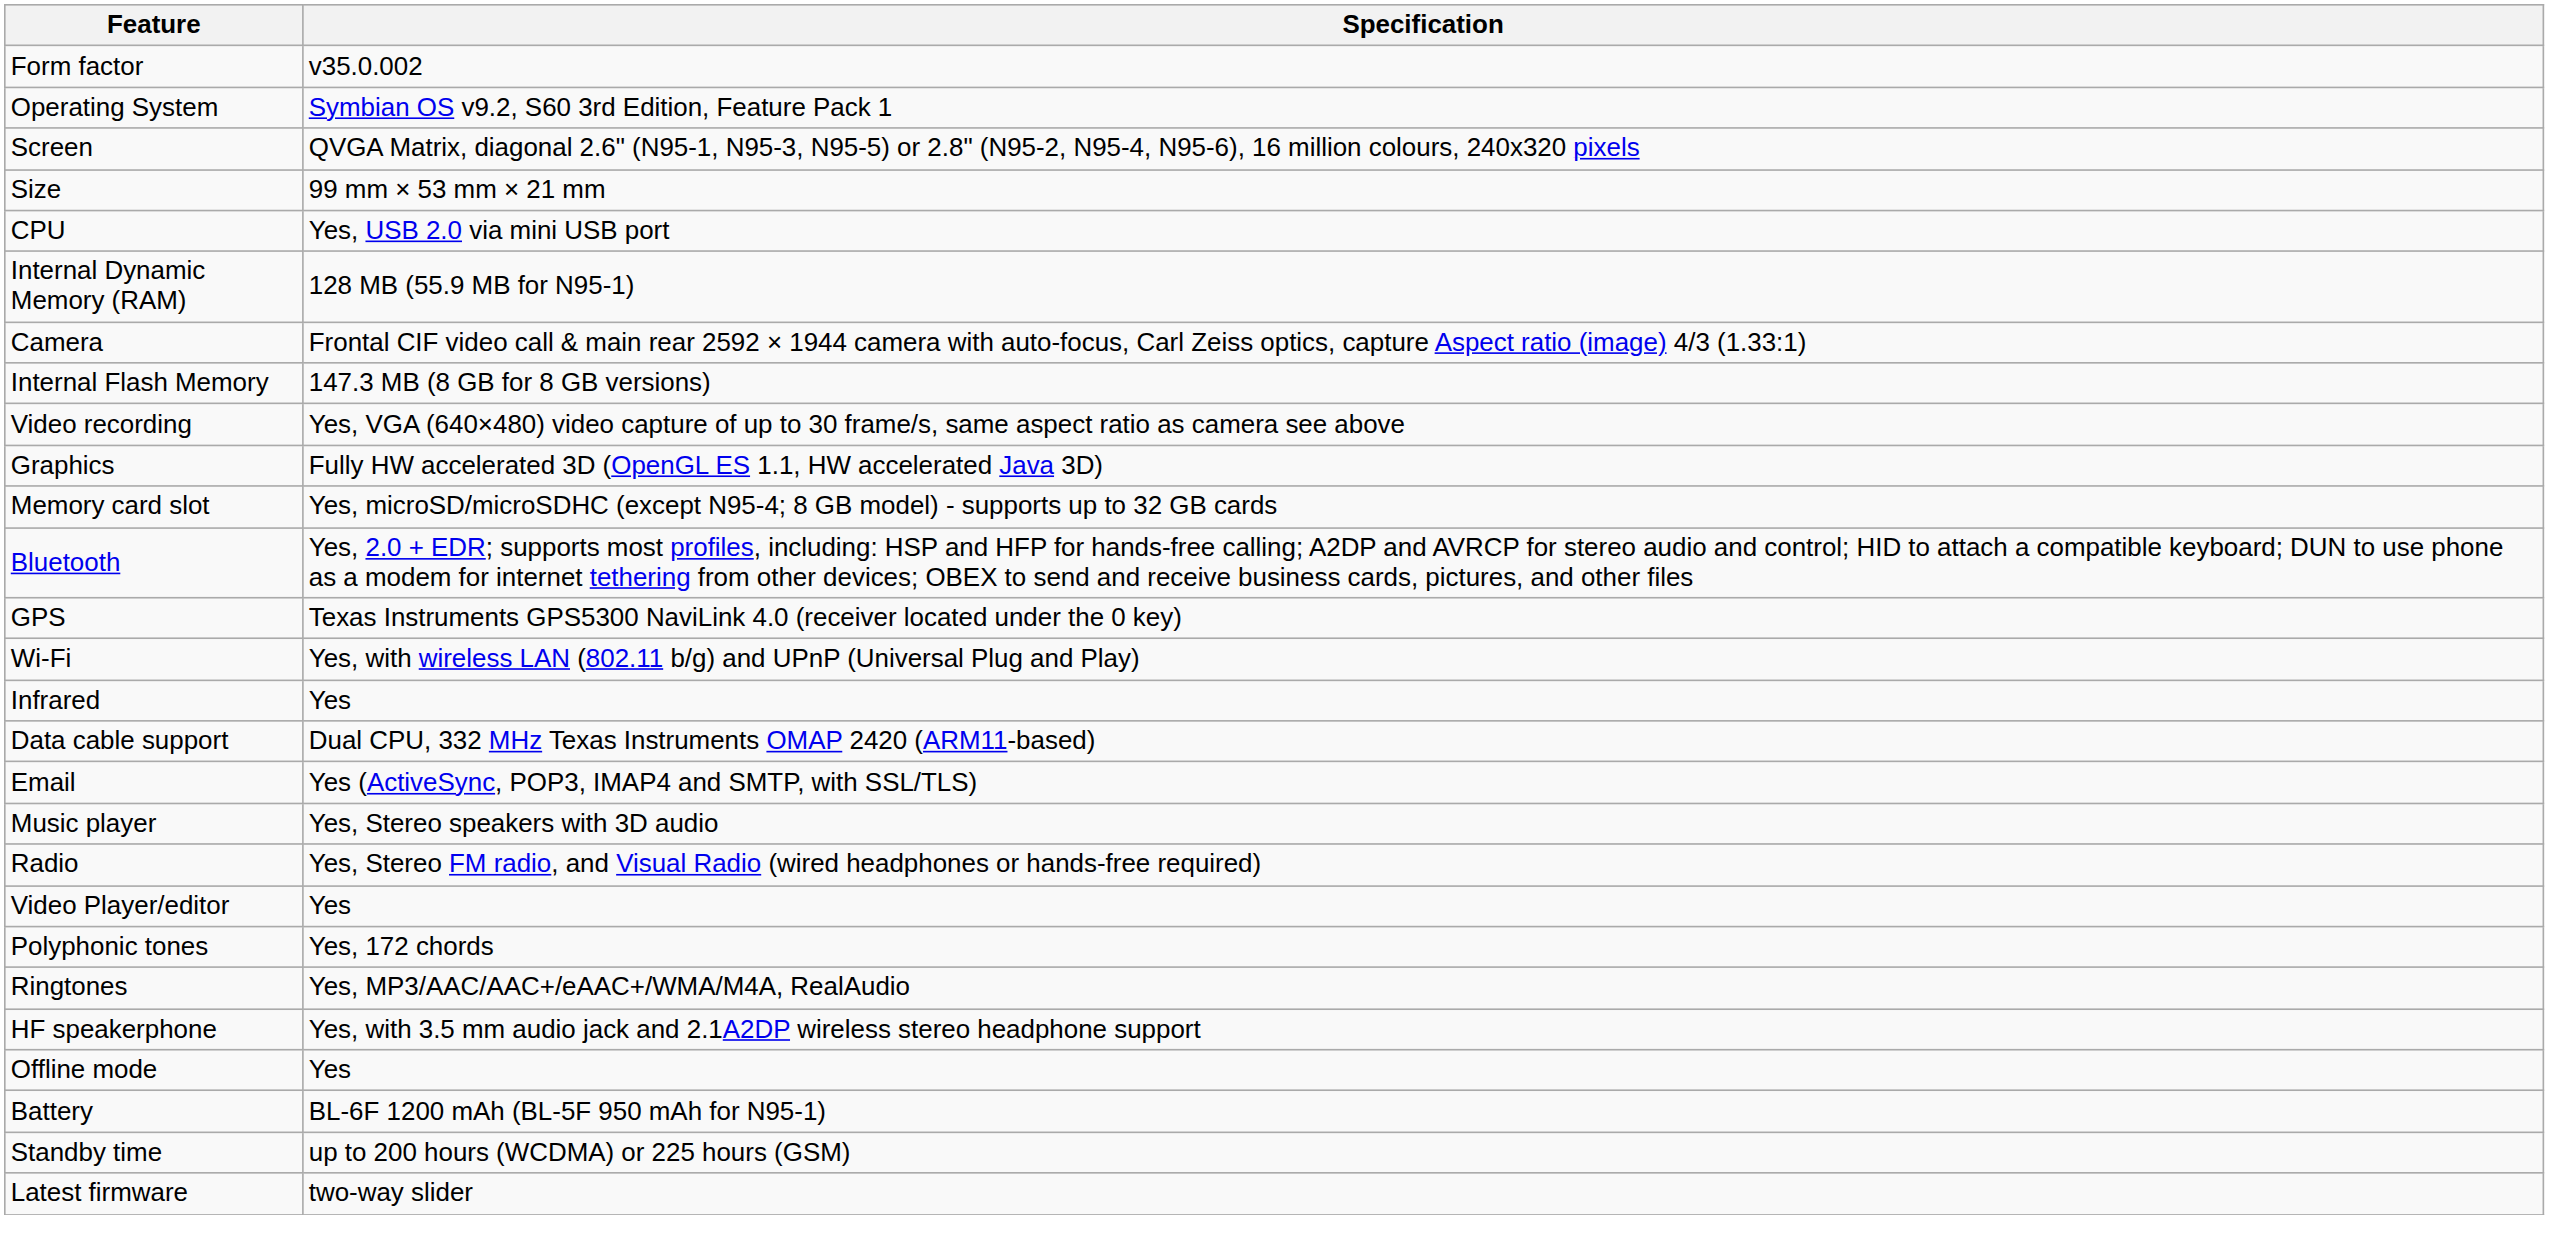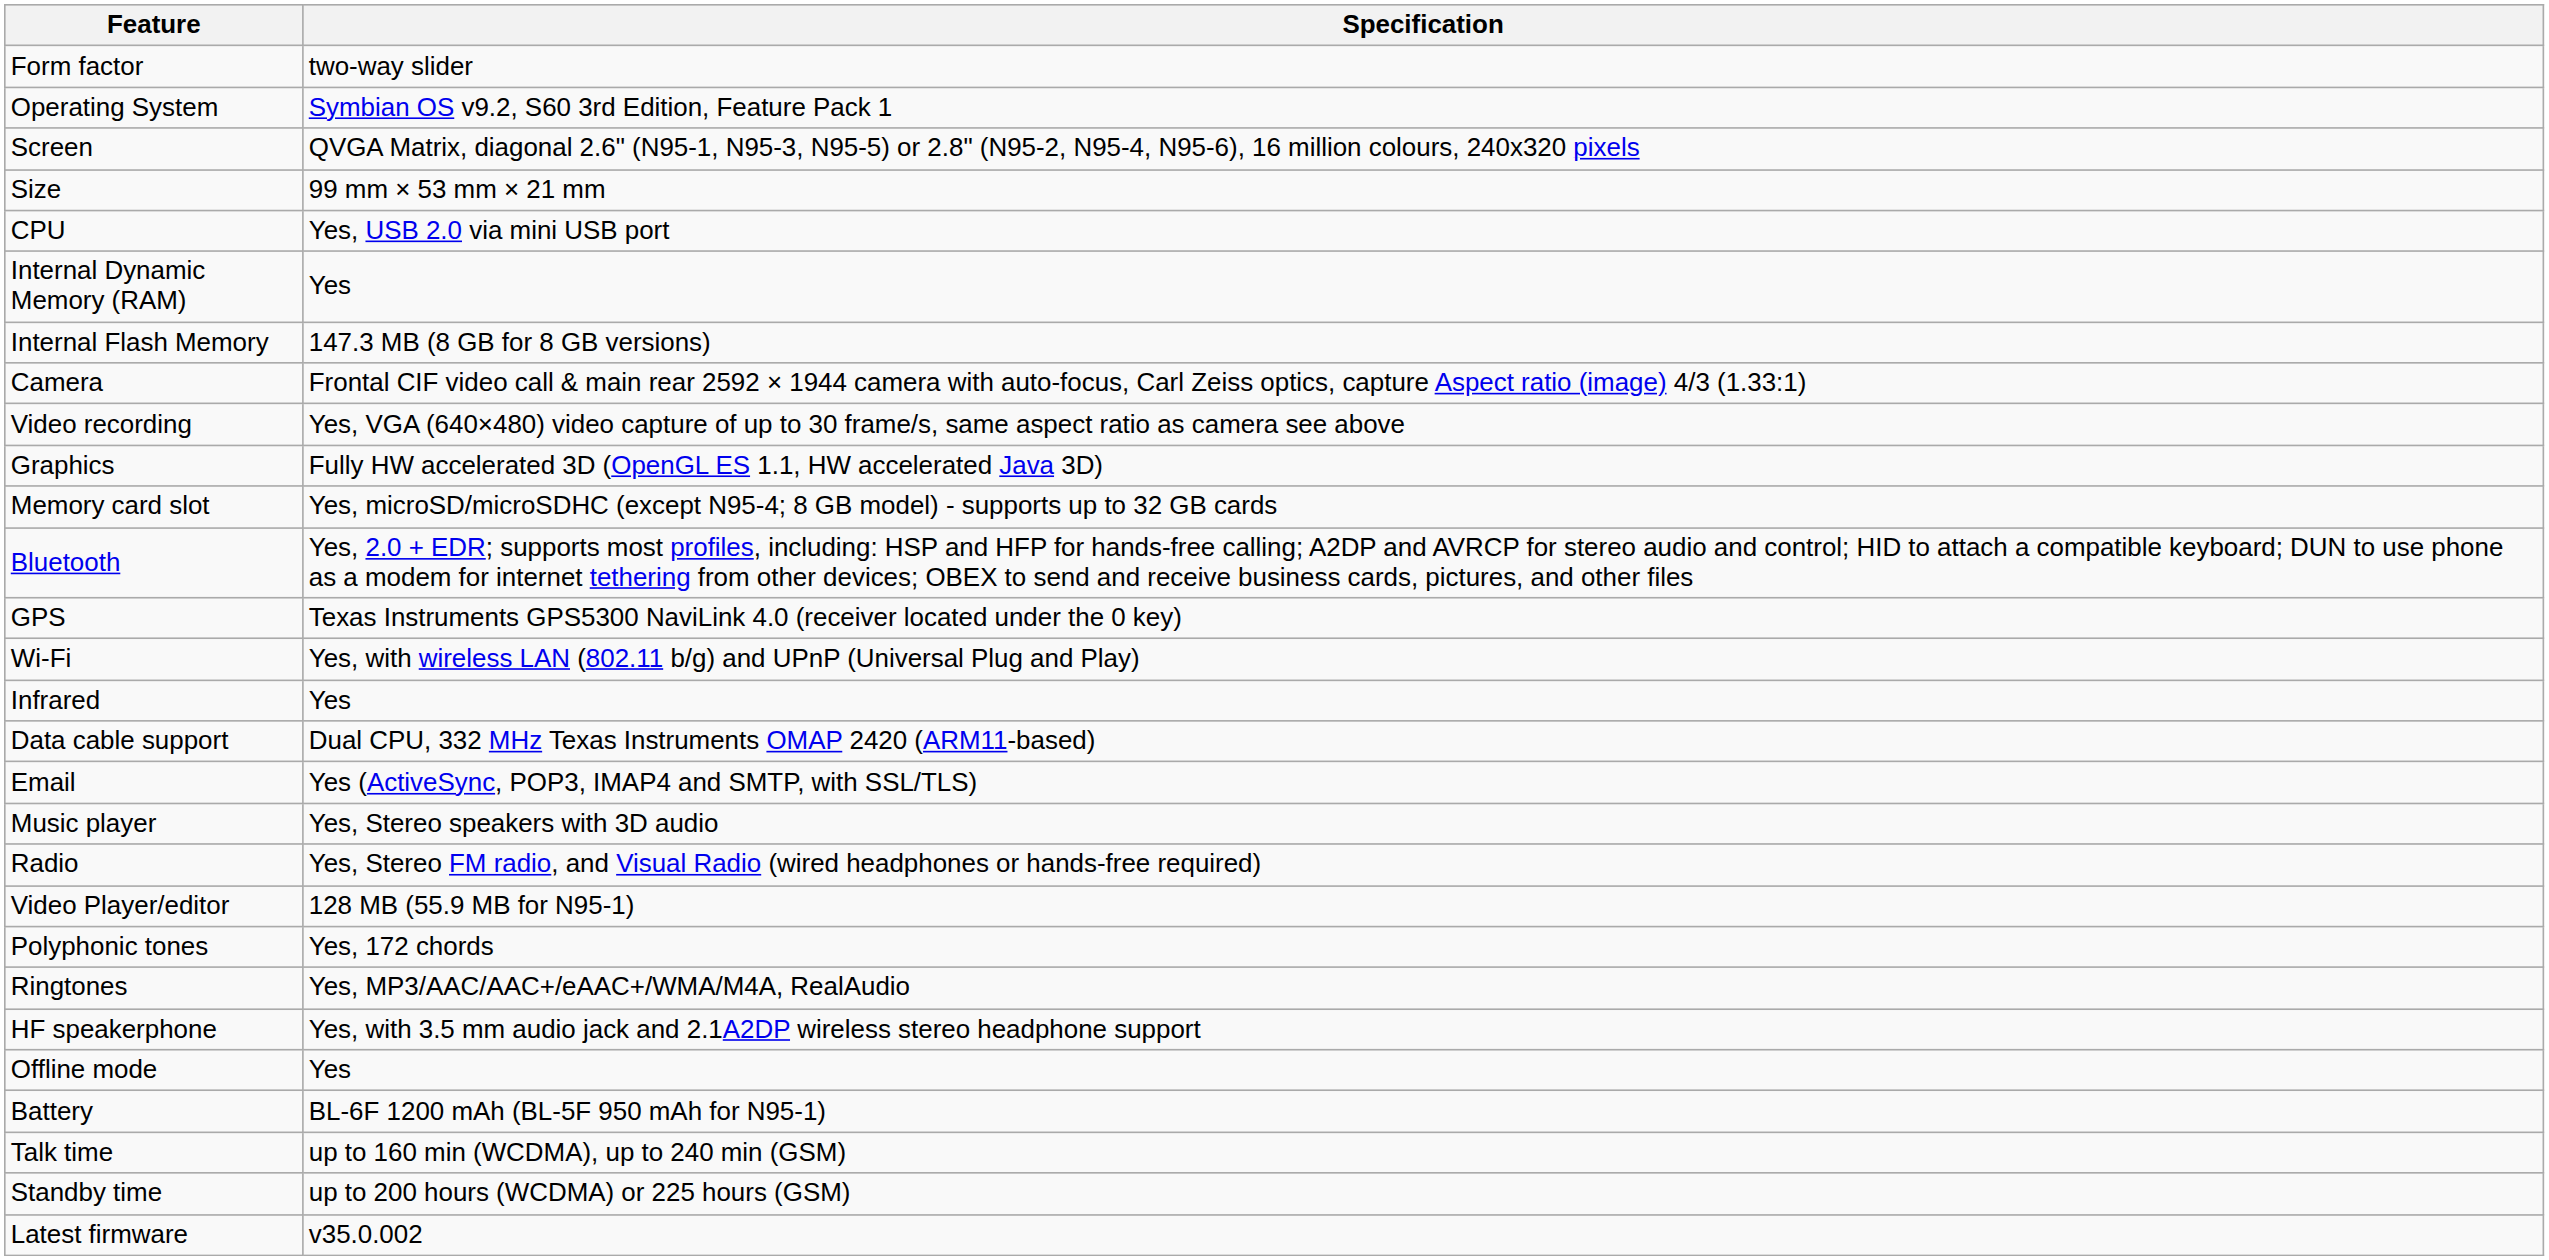(366, 66) v35.0.002 -> (391, 66) two-way slider
(472, 286) 128 MB (55.9 MB for N95-1) -> (330, 286) Yes
rows swapped: (140, 383) <-> (57, 341)
(330, 905) Yes -> (472, 905) 128 MB (55.9 MB for N95-1)
+ row: (62, 1152)
(391, 1193) two-way slider -> (366, 1234) v35.0.002
